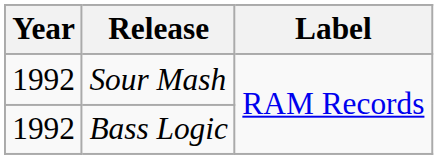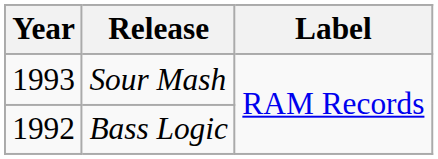(44, 79) 1992 -> (44, 79) 1993
